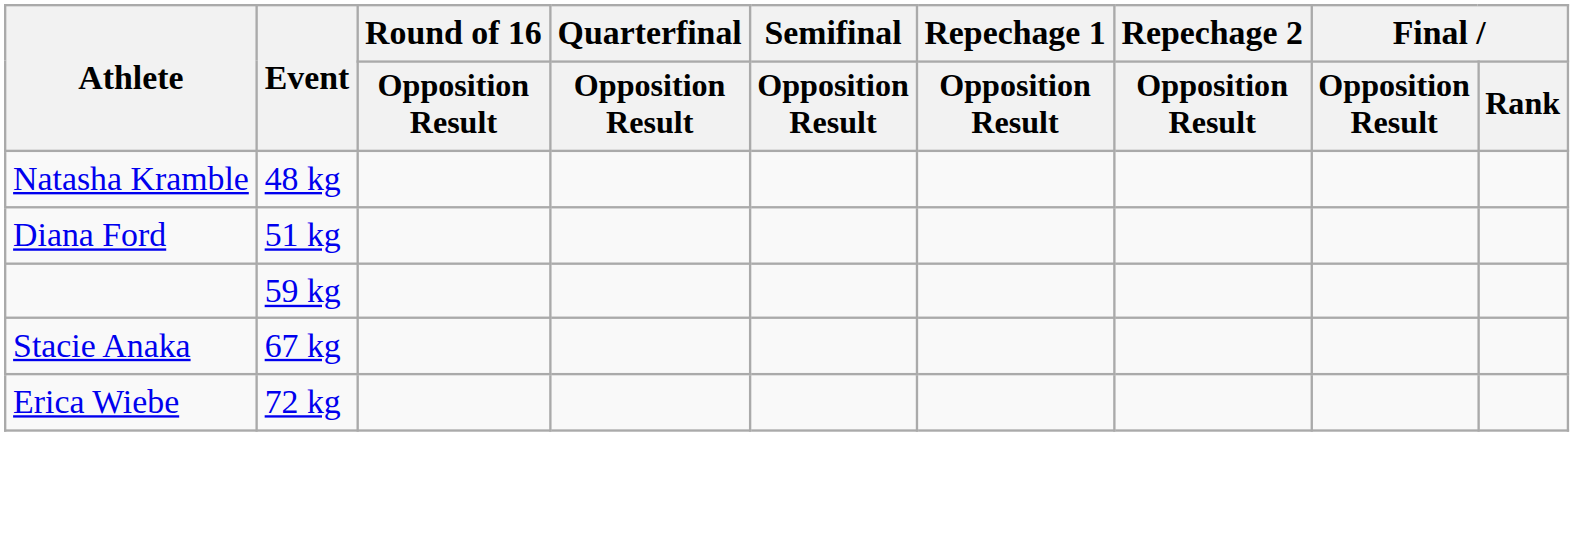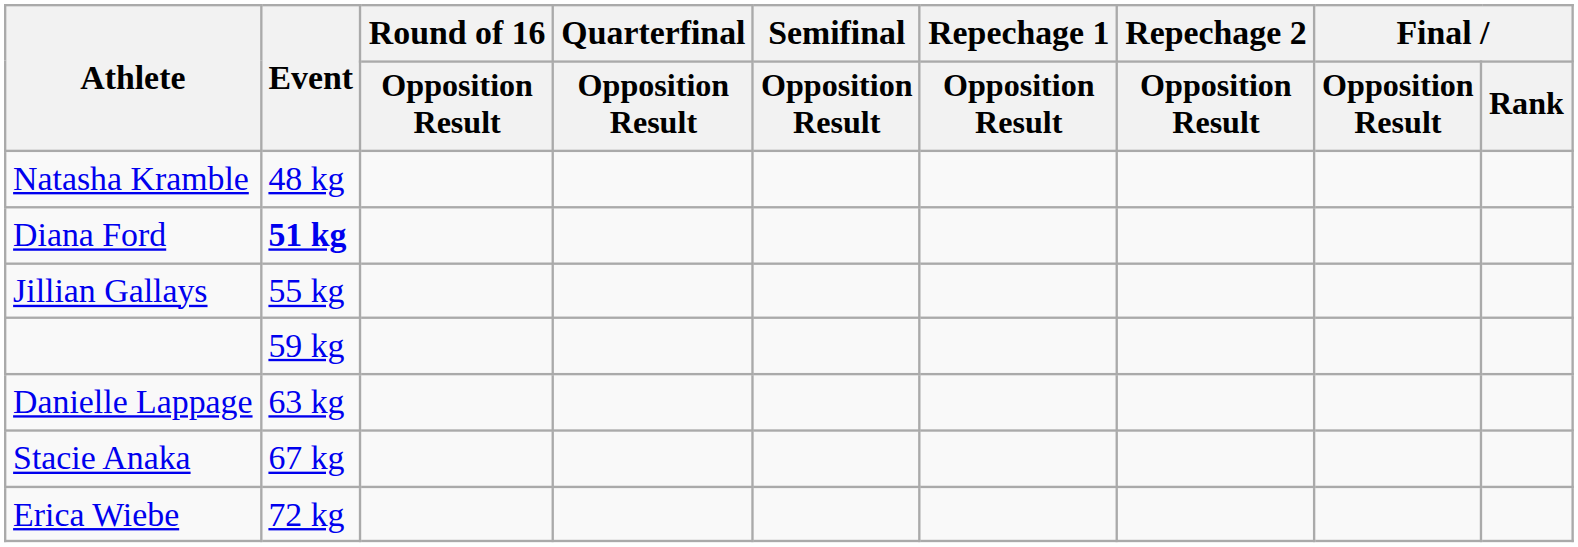(303, 234) normal -> (307, 234) bold
+ row: (110, 290)
+ row: (133, 402)
